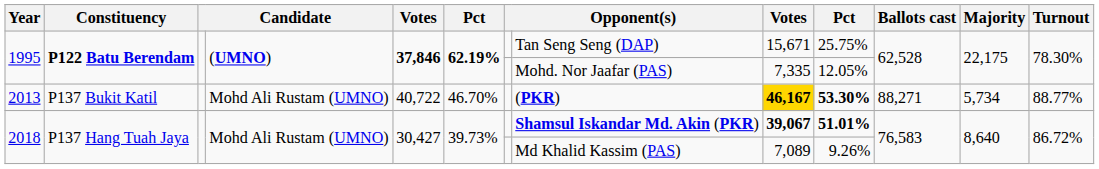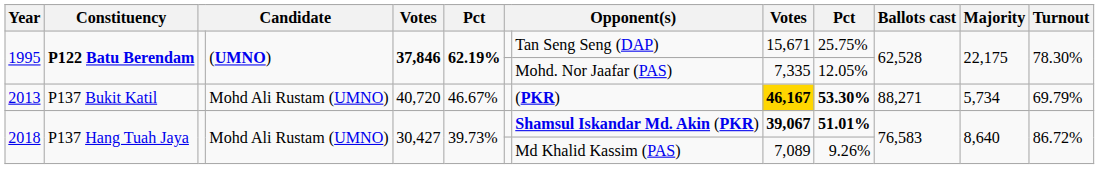(418, 97) 40,722 -> (418, 97) 40,720
(473, 97) 46.70% -> (473, 97) 46.67%
(1058, 97) 88.77% -> (1058, 97) 69.79%
